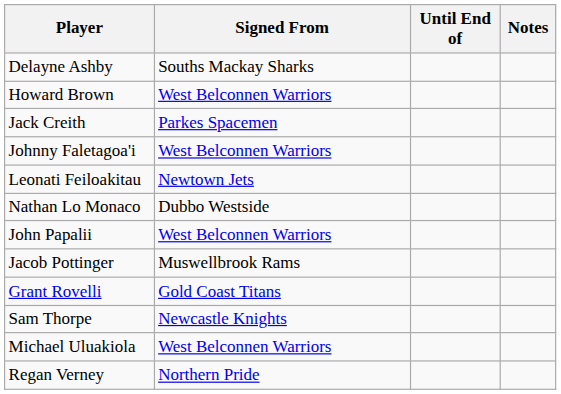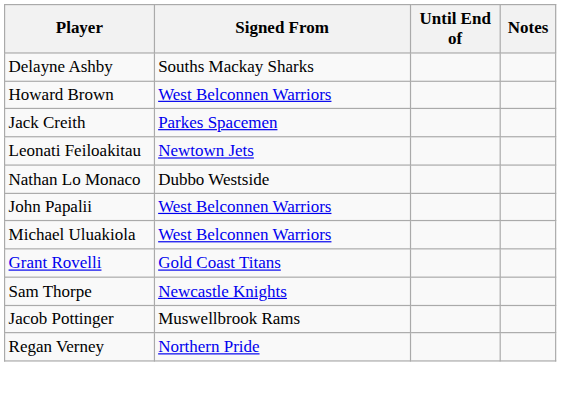- row: (72, 151)
rows swapped: (61, 263) <-> (72, 347)
